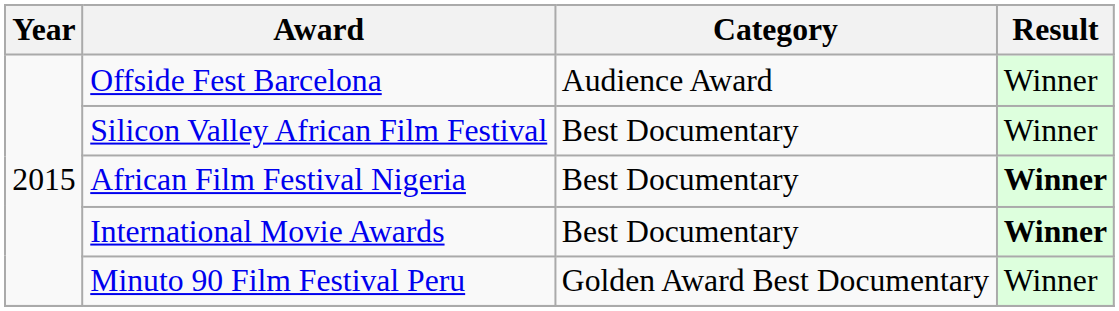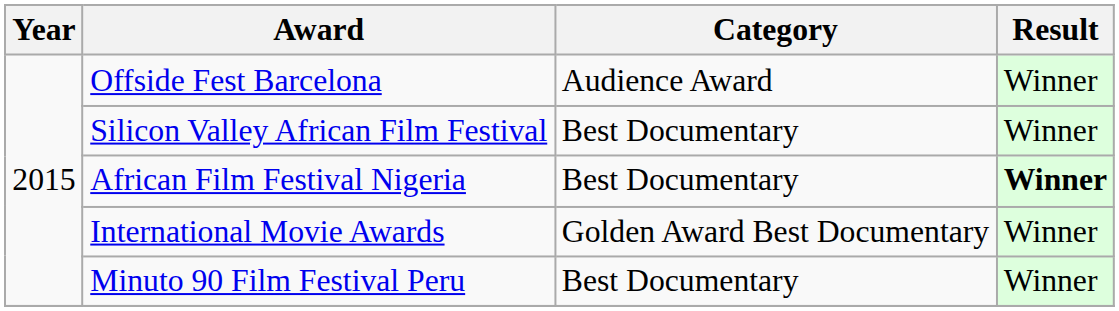(680, 230) Best Documentary -> (775, 230) Golden Award Best Documentary
(1055, 230) bold -> (1051, 230) normal
(775, 280) Golden Award Best Documentary -> (680, 280) Best Documentary
